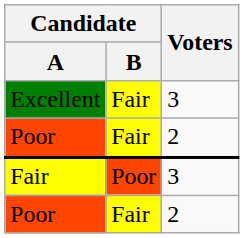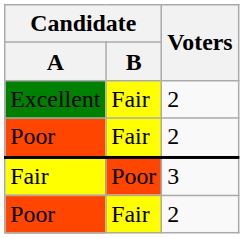(173, 99) 3 -> (173, 99) 2
